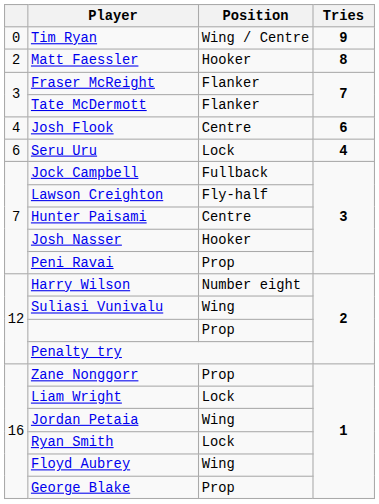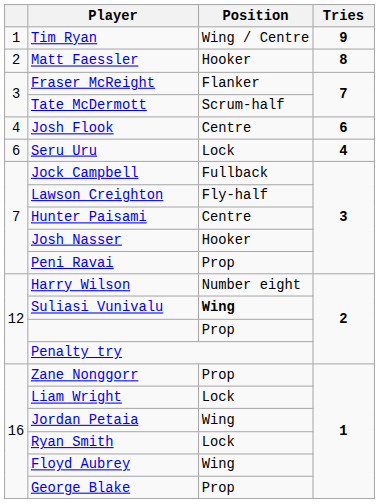(16, 38) 0 -> (16, 38) 1
(231, 106) Flanker -> (243, 106) Scrum-half
(218, 308) normal -> (218, 308) bold
